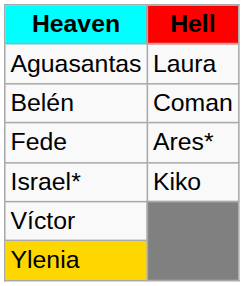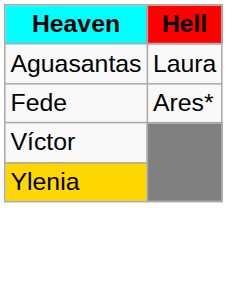- row: (42, 102)
- row: (46, 181)
